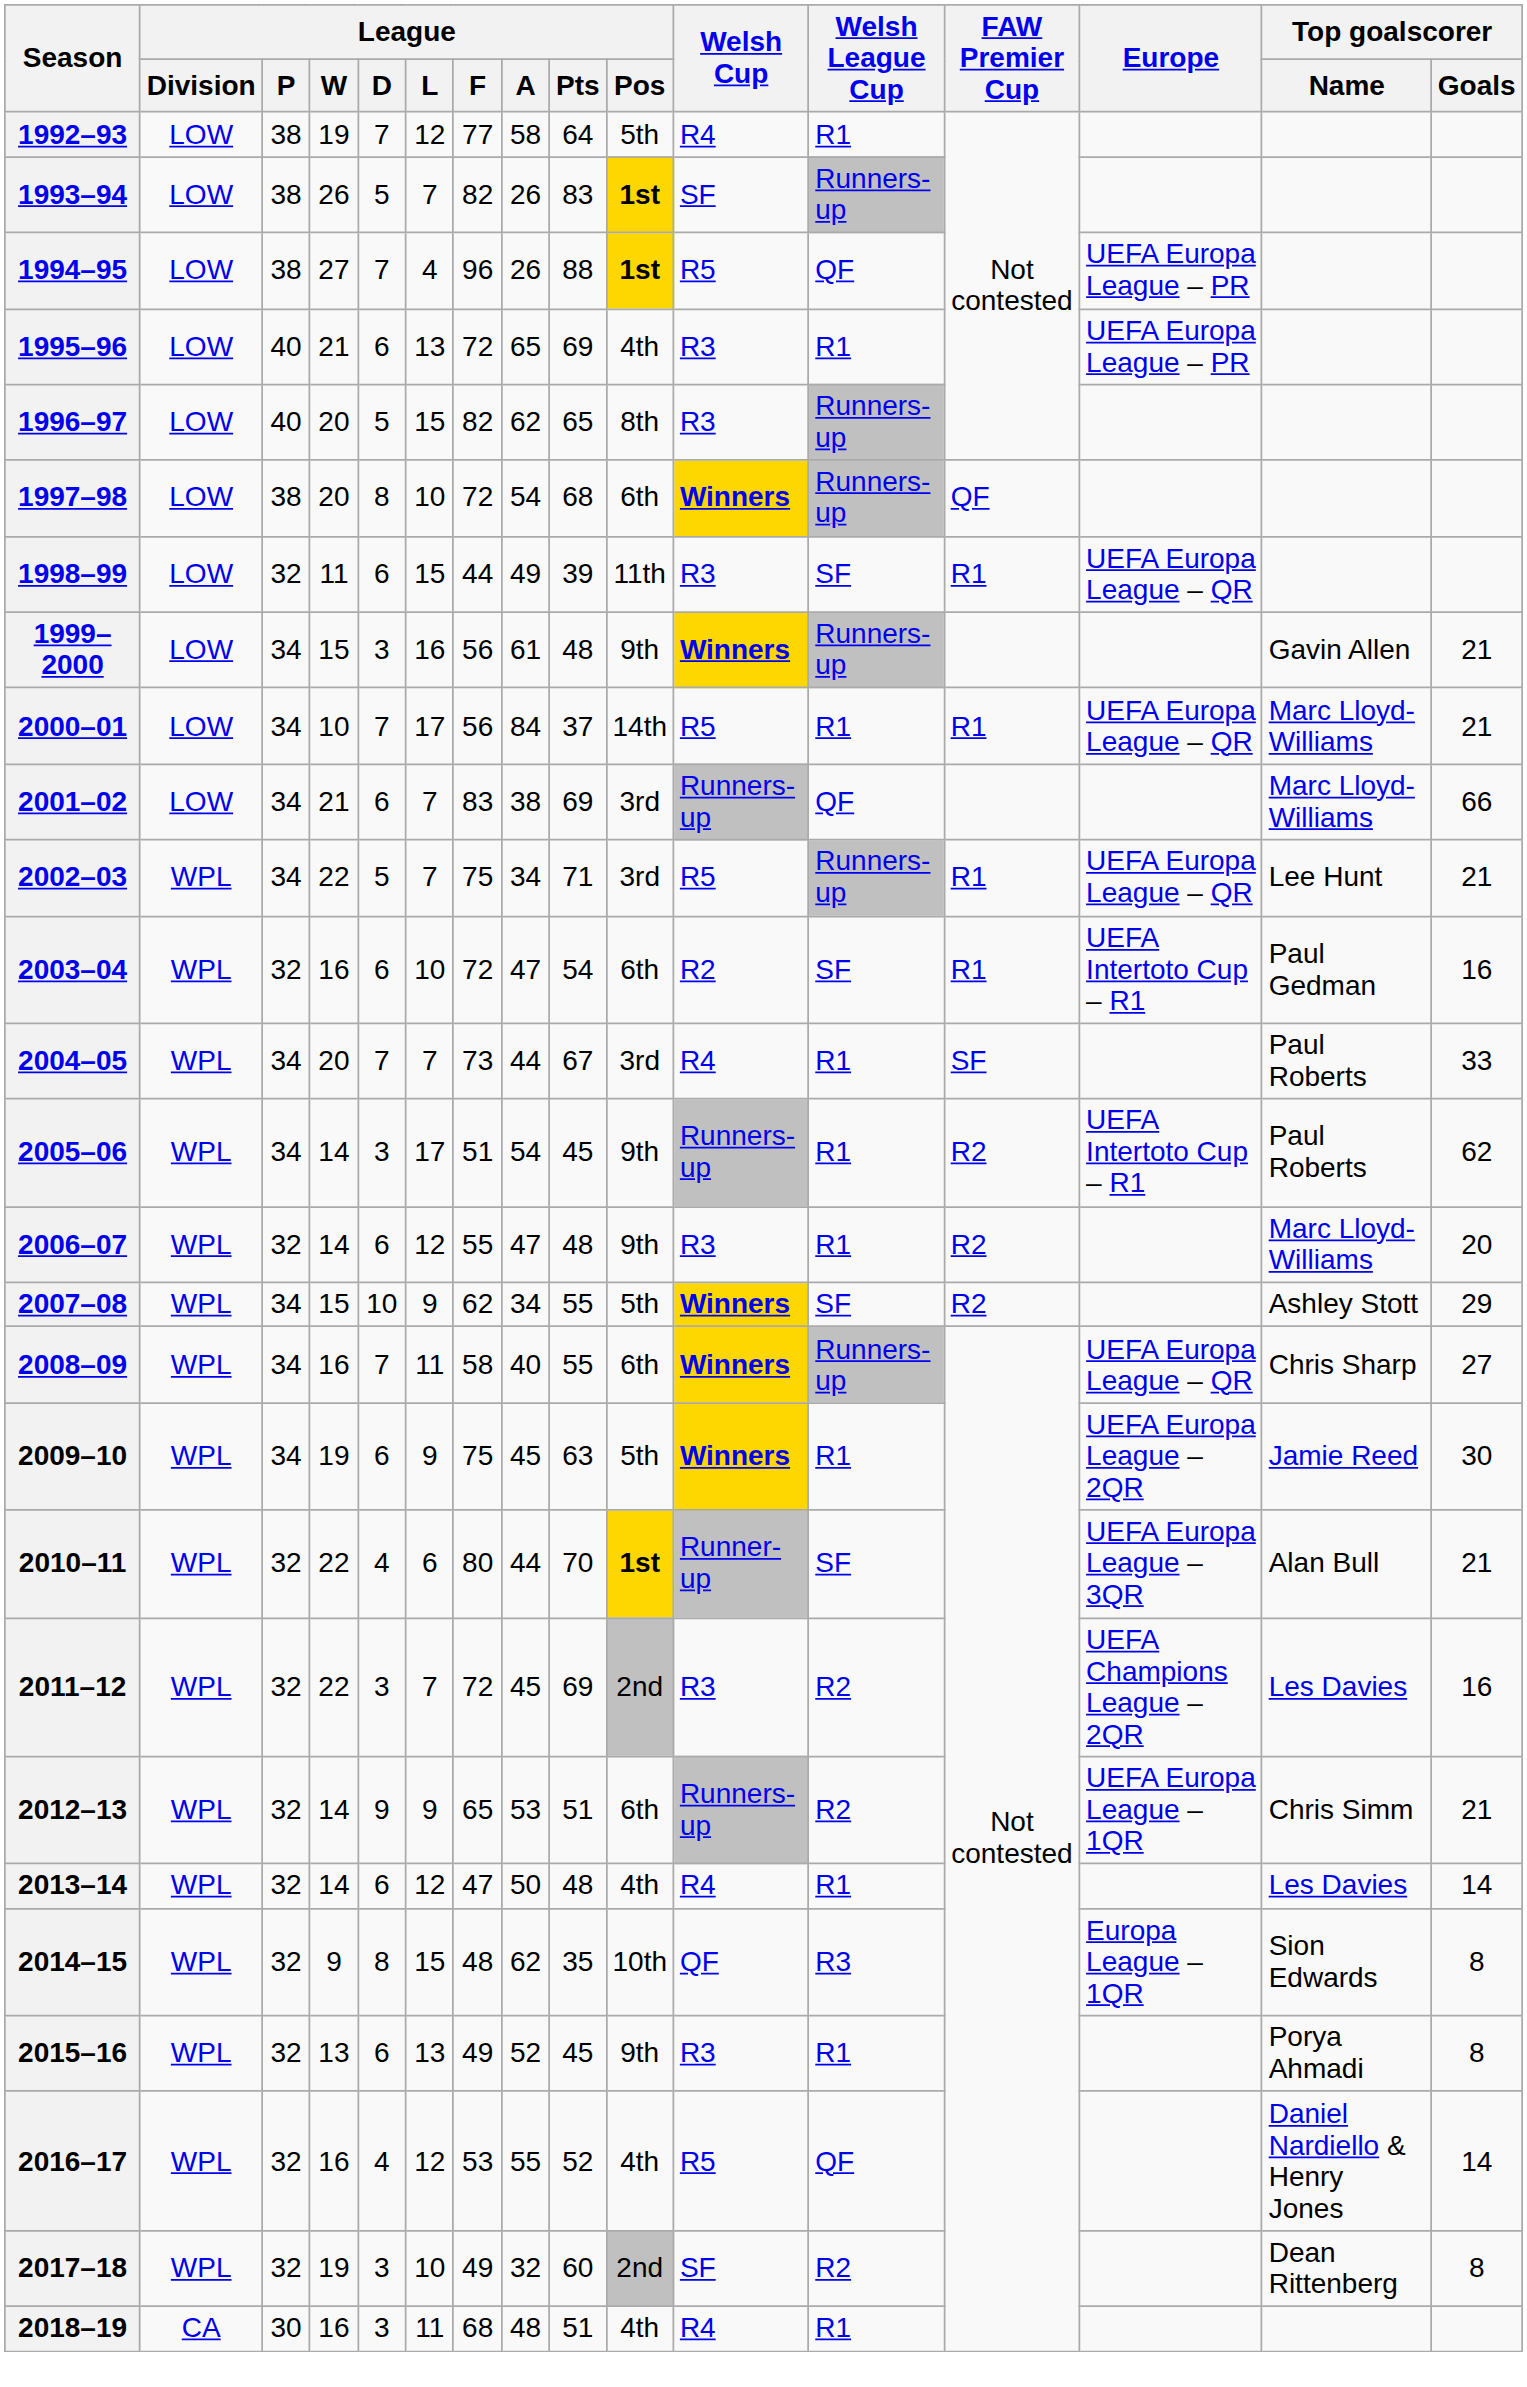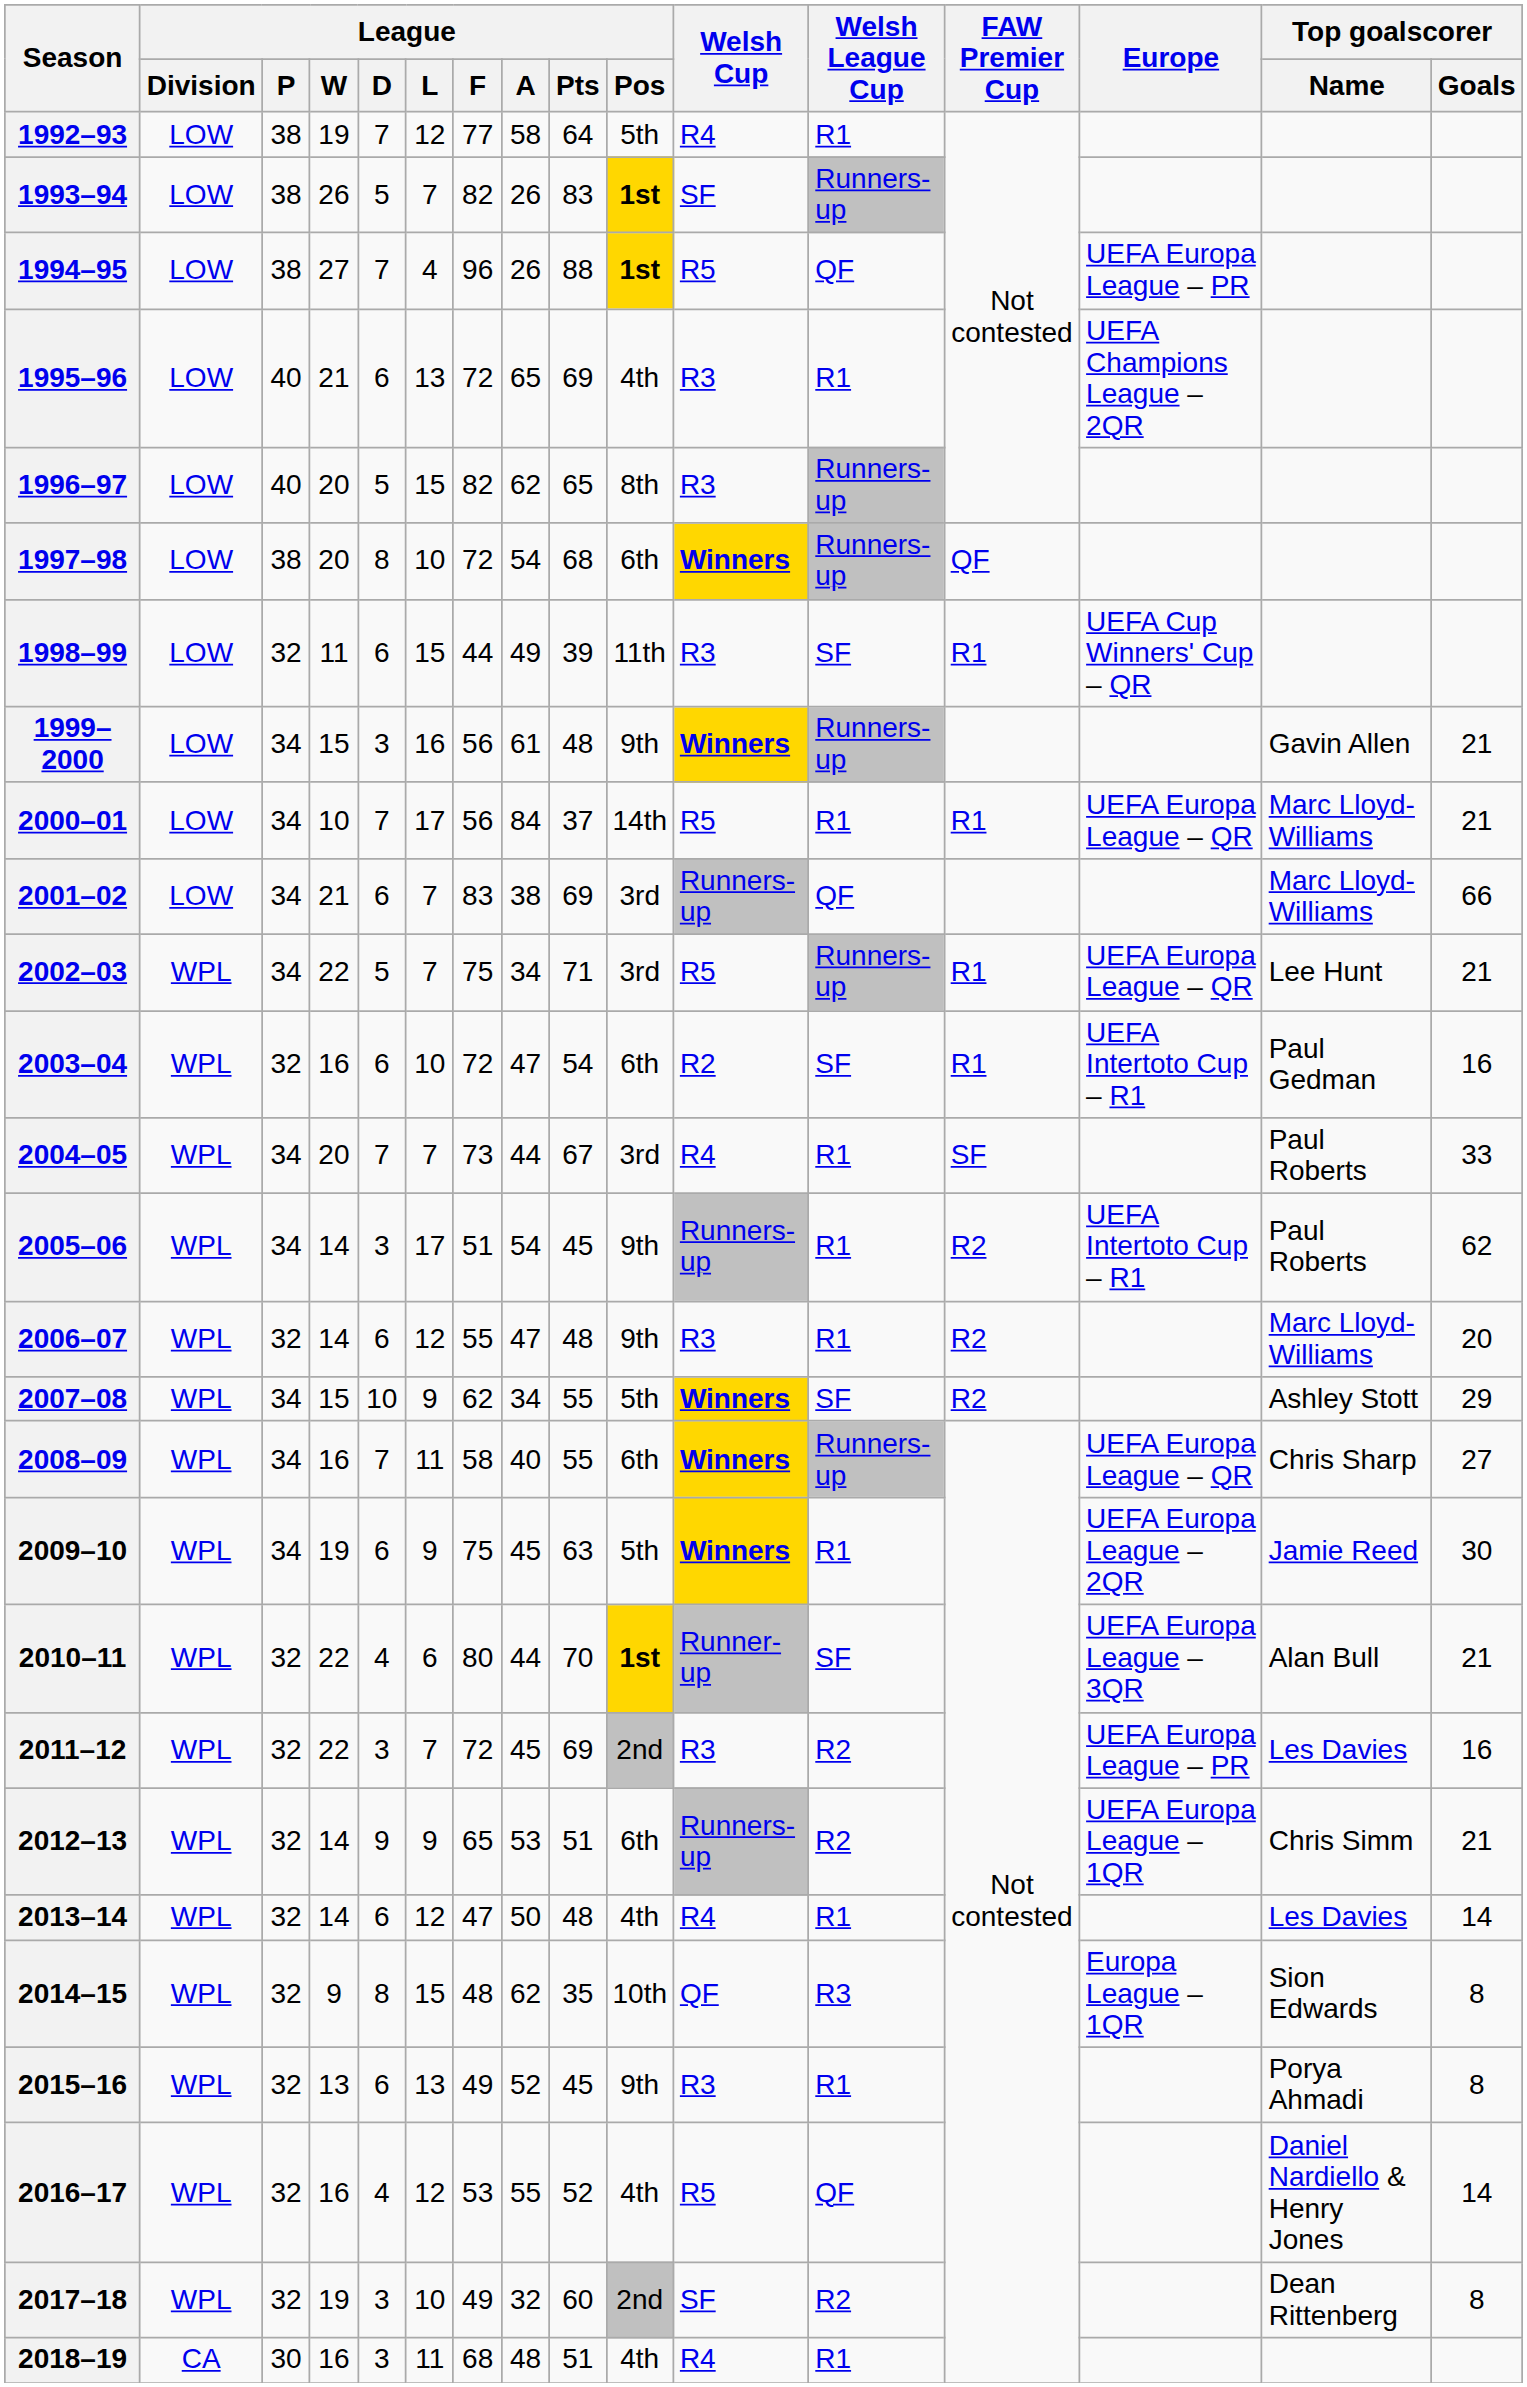(1171, 346) UEFA Europa League – PR -> (1157, 377) UEFA Champions League – 2QR
(1171, 573) UEFA Europa League – QR -> (1170, 652) UEFA Cup Winners' Cup – QR
(1157, 1686) UEFA Champions League – 2QR -> (1171, 1749) UEFA Europa League – PR
